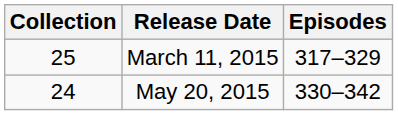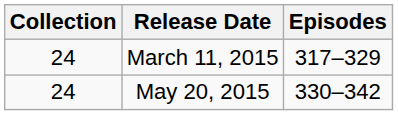(63, 57) 25 -> (63, 57) 24
